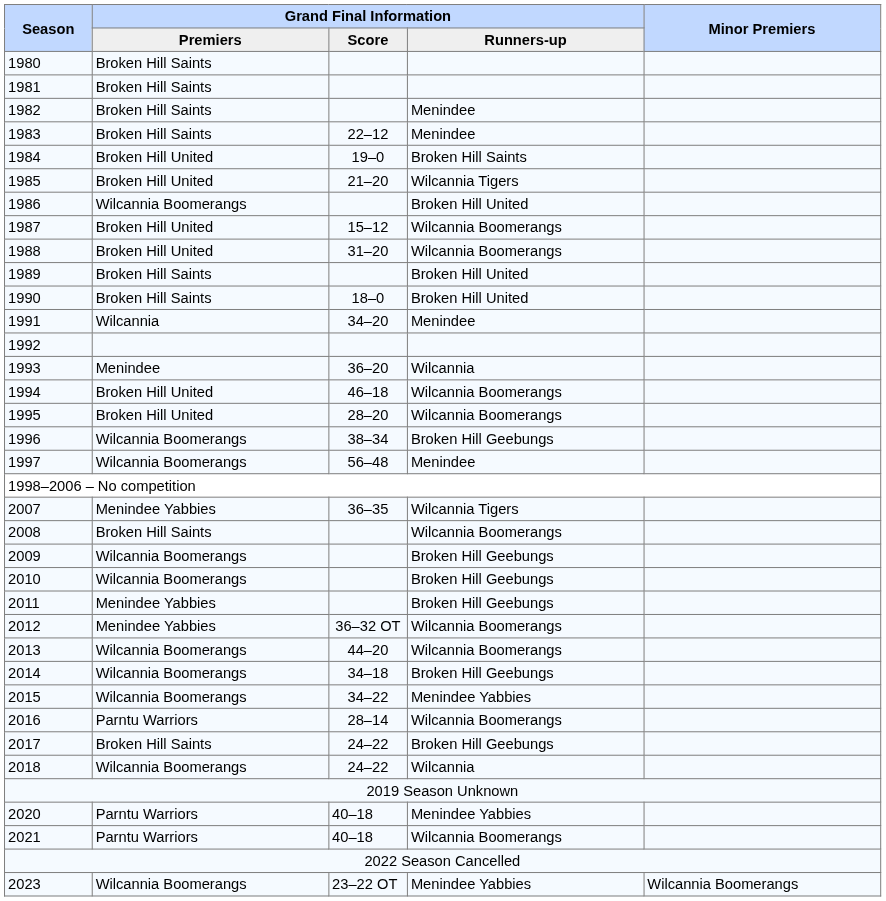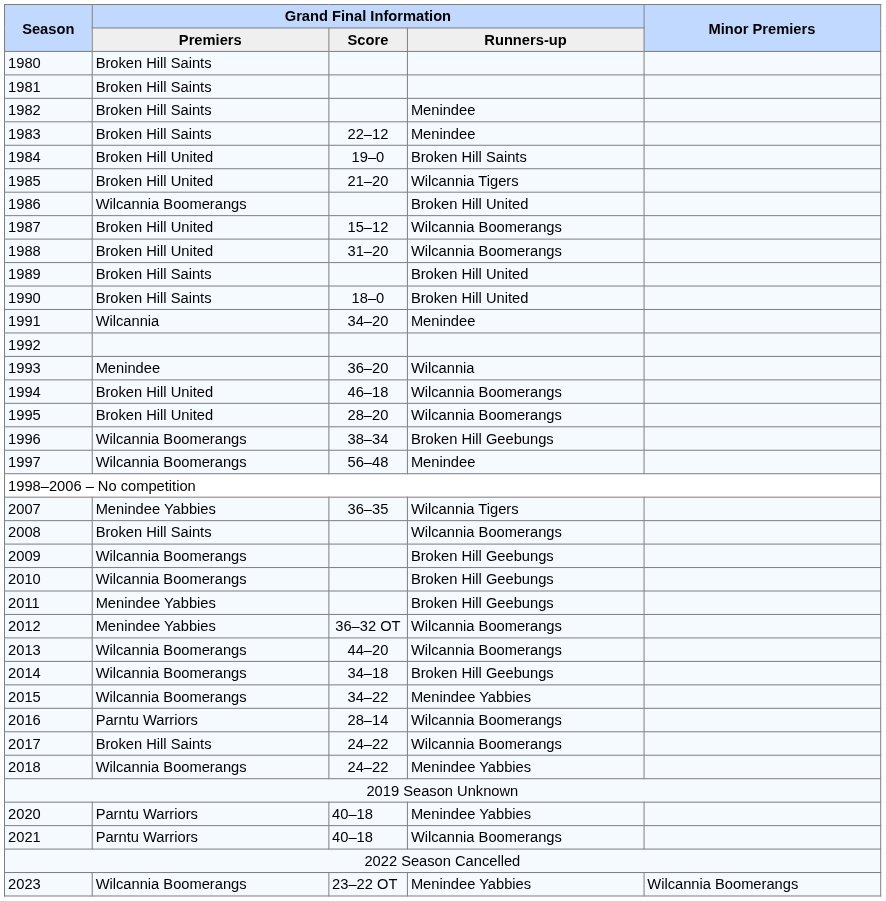(482, 743) Broken Hill Geebungs -> (486, 743) Wilcannia Boomerangs
(443, 767) Wilcannia -> (471, 767) Menindee Yabbies
